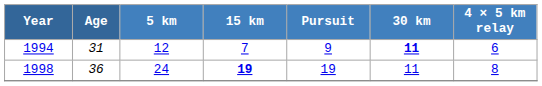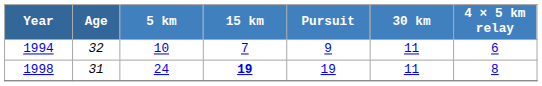(96, 50) 31 -> (96, 50) 32
(161, 50) 12 -> (161, 50) 10
(412, 50) bold -> (412, 50) normal
(96, 71) 36 -> (96, 71) 31
